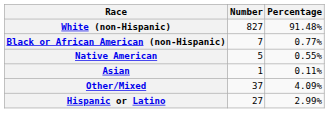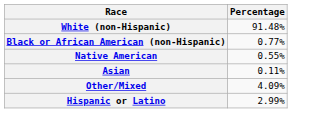- column: (246, 12)
